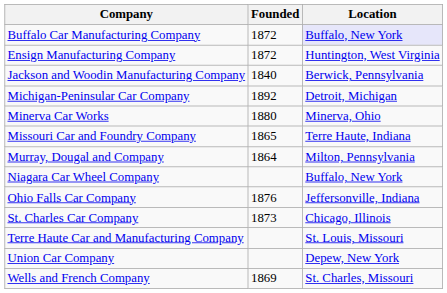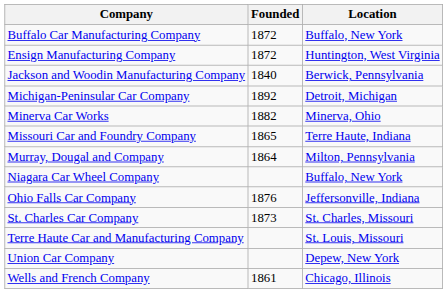(354, 34) lavender background -> (354, 34) no background
(264, 116) 1880 -> (264, 116) 1882
(348, 217) Chicago, Illinois -> (359, 217) St. Charles, Missouri
(264, 278) 1869 -> (264, 278) 1861
(359, 278) St. Charles, Missouri -> (348, 278) Chicago, Illinois
